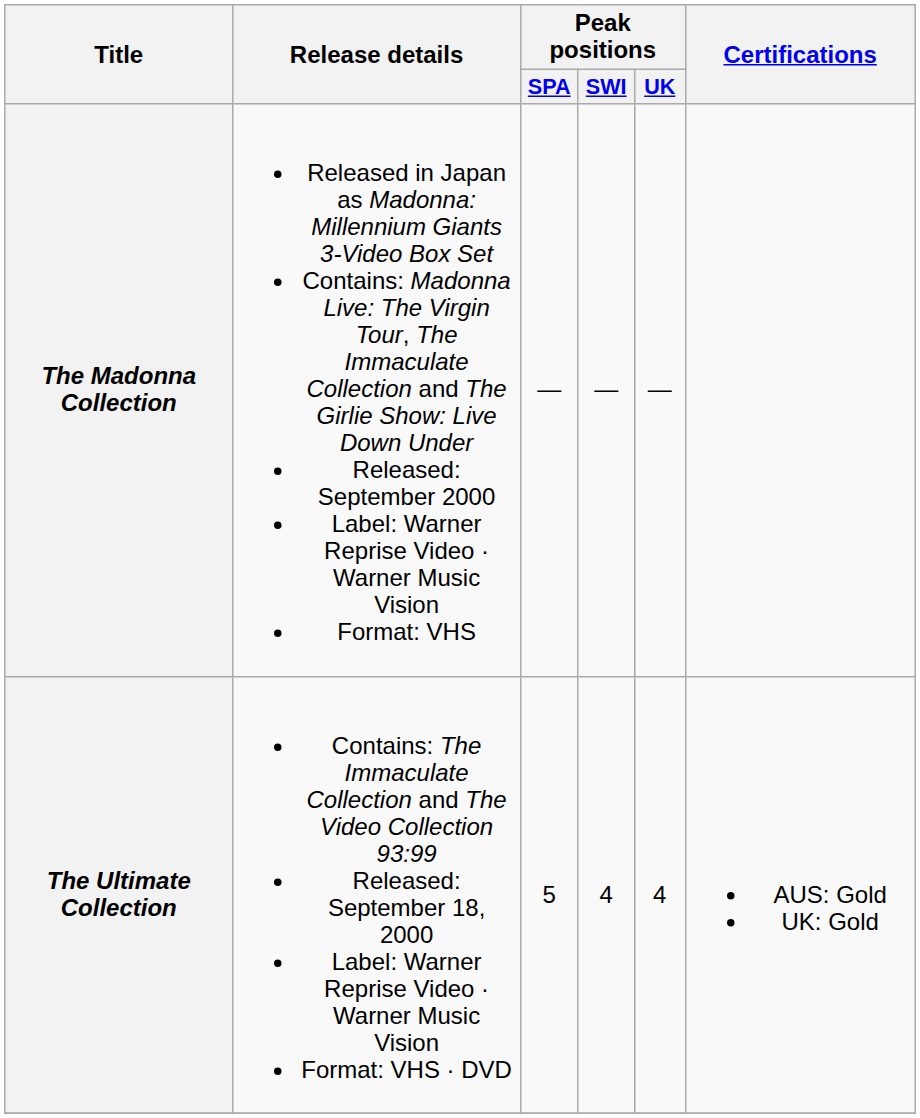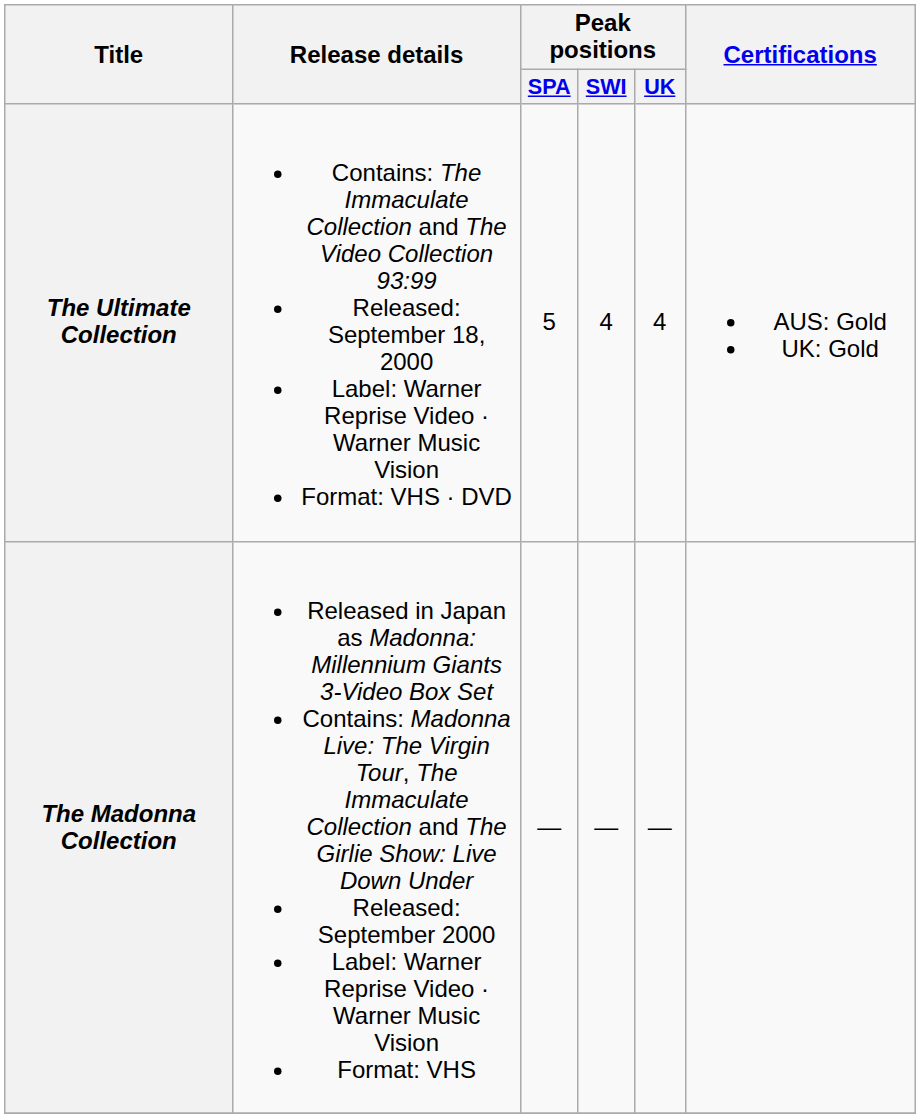rows swapped: (119, 894) <-> (119, 389)
